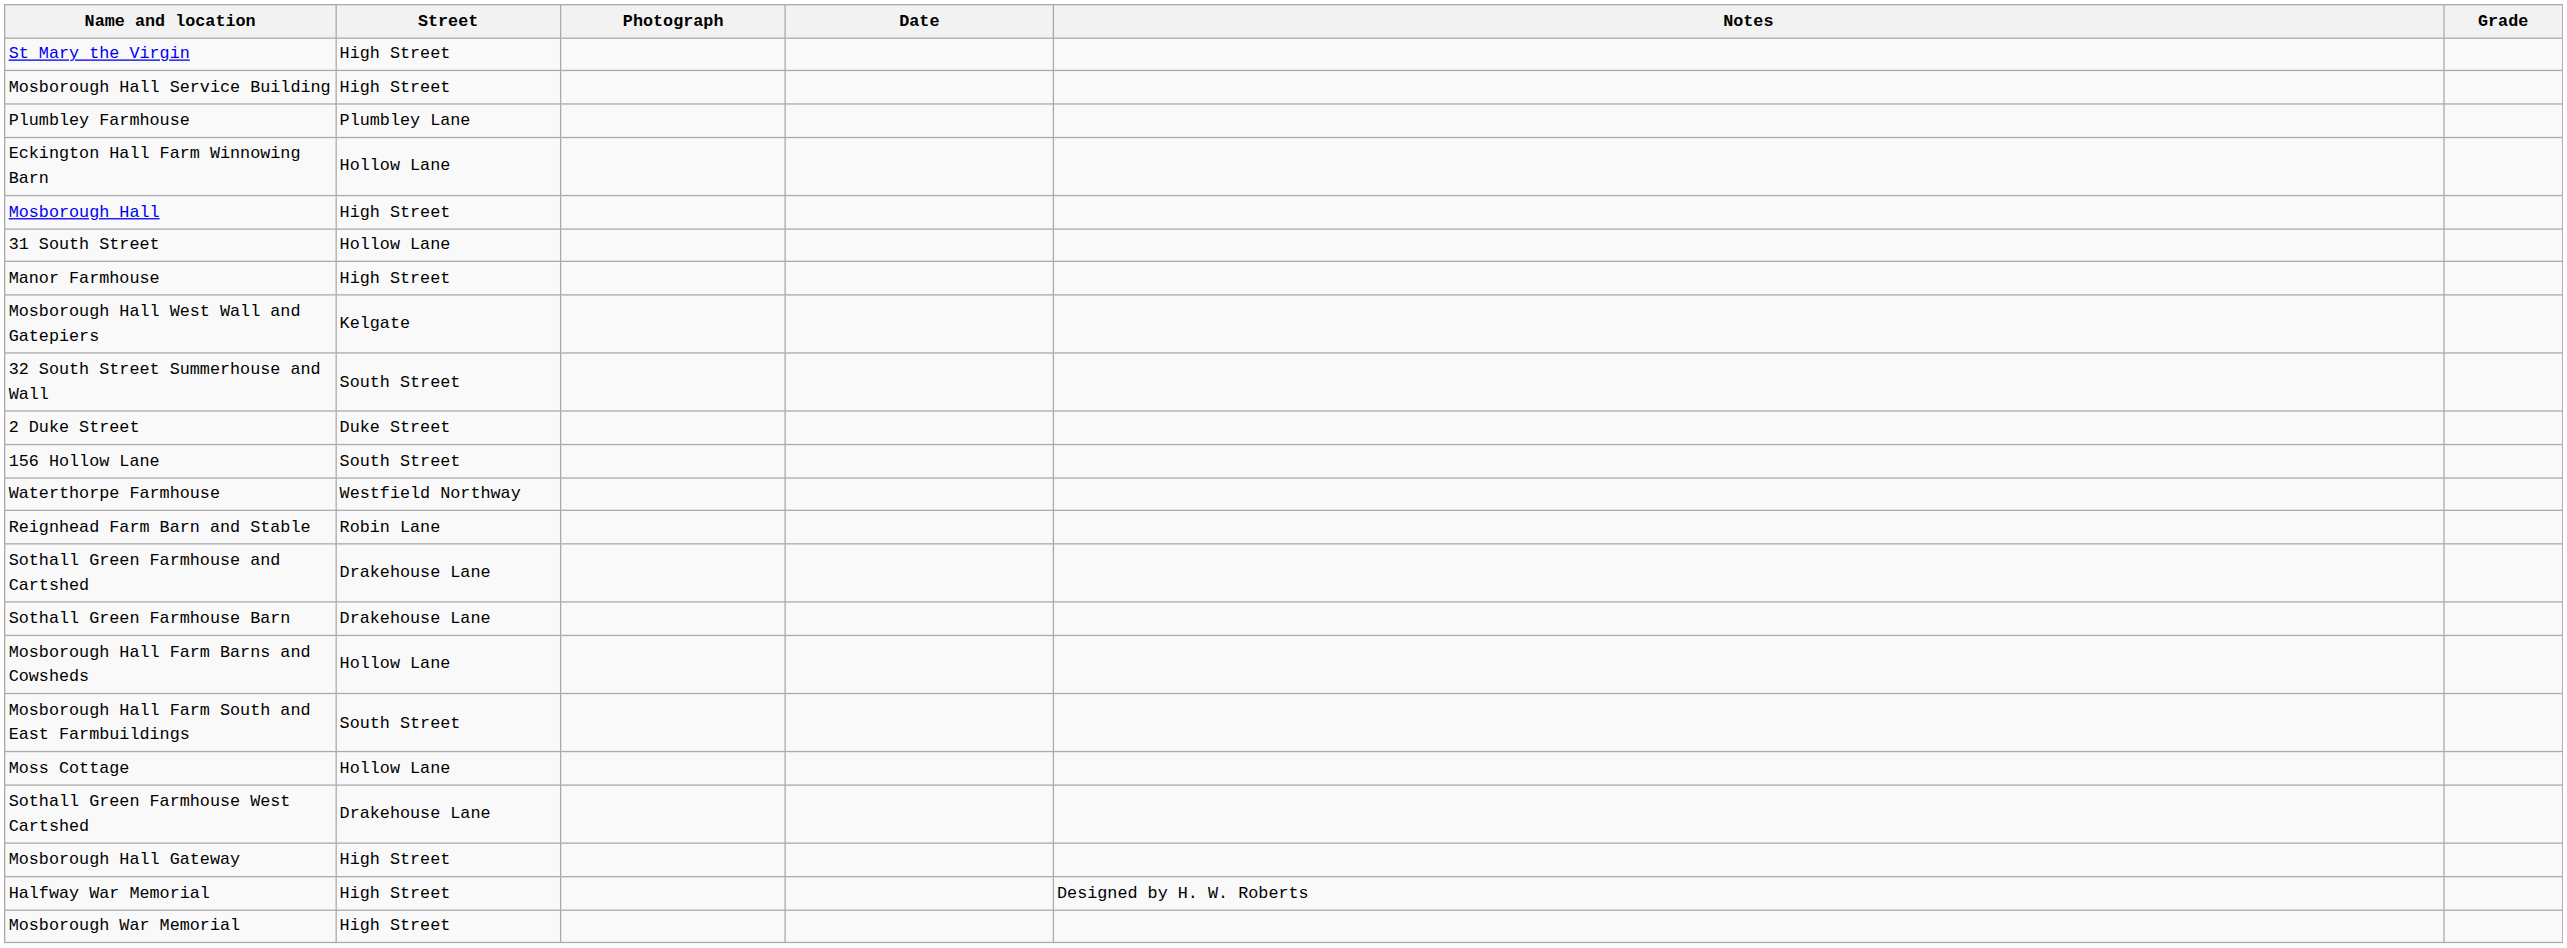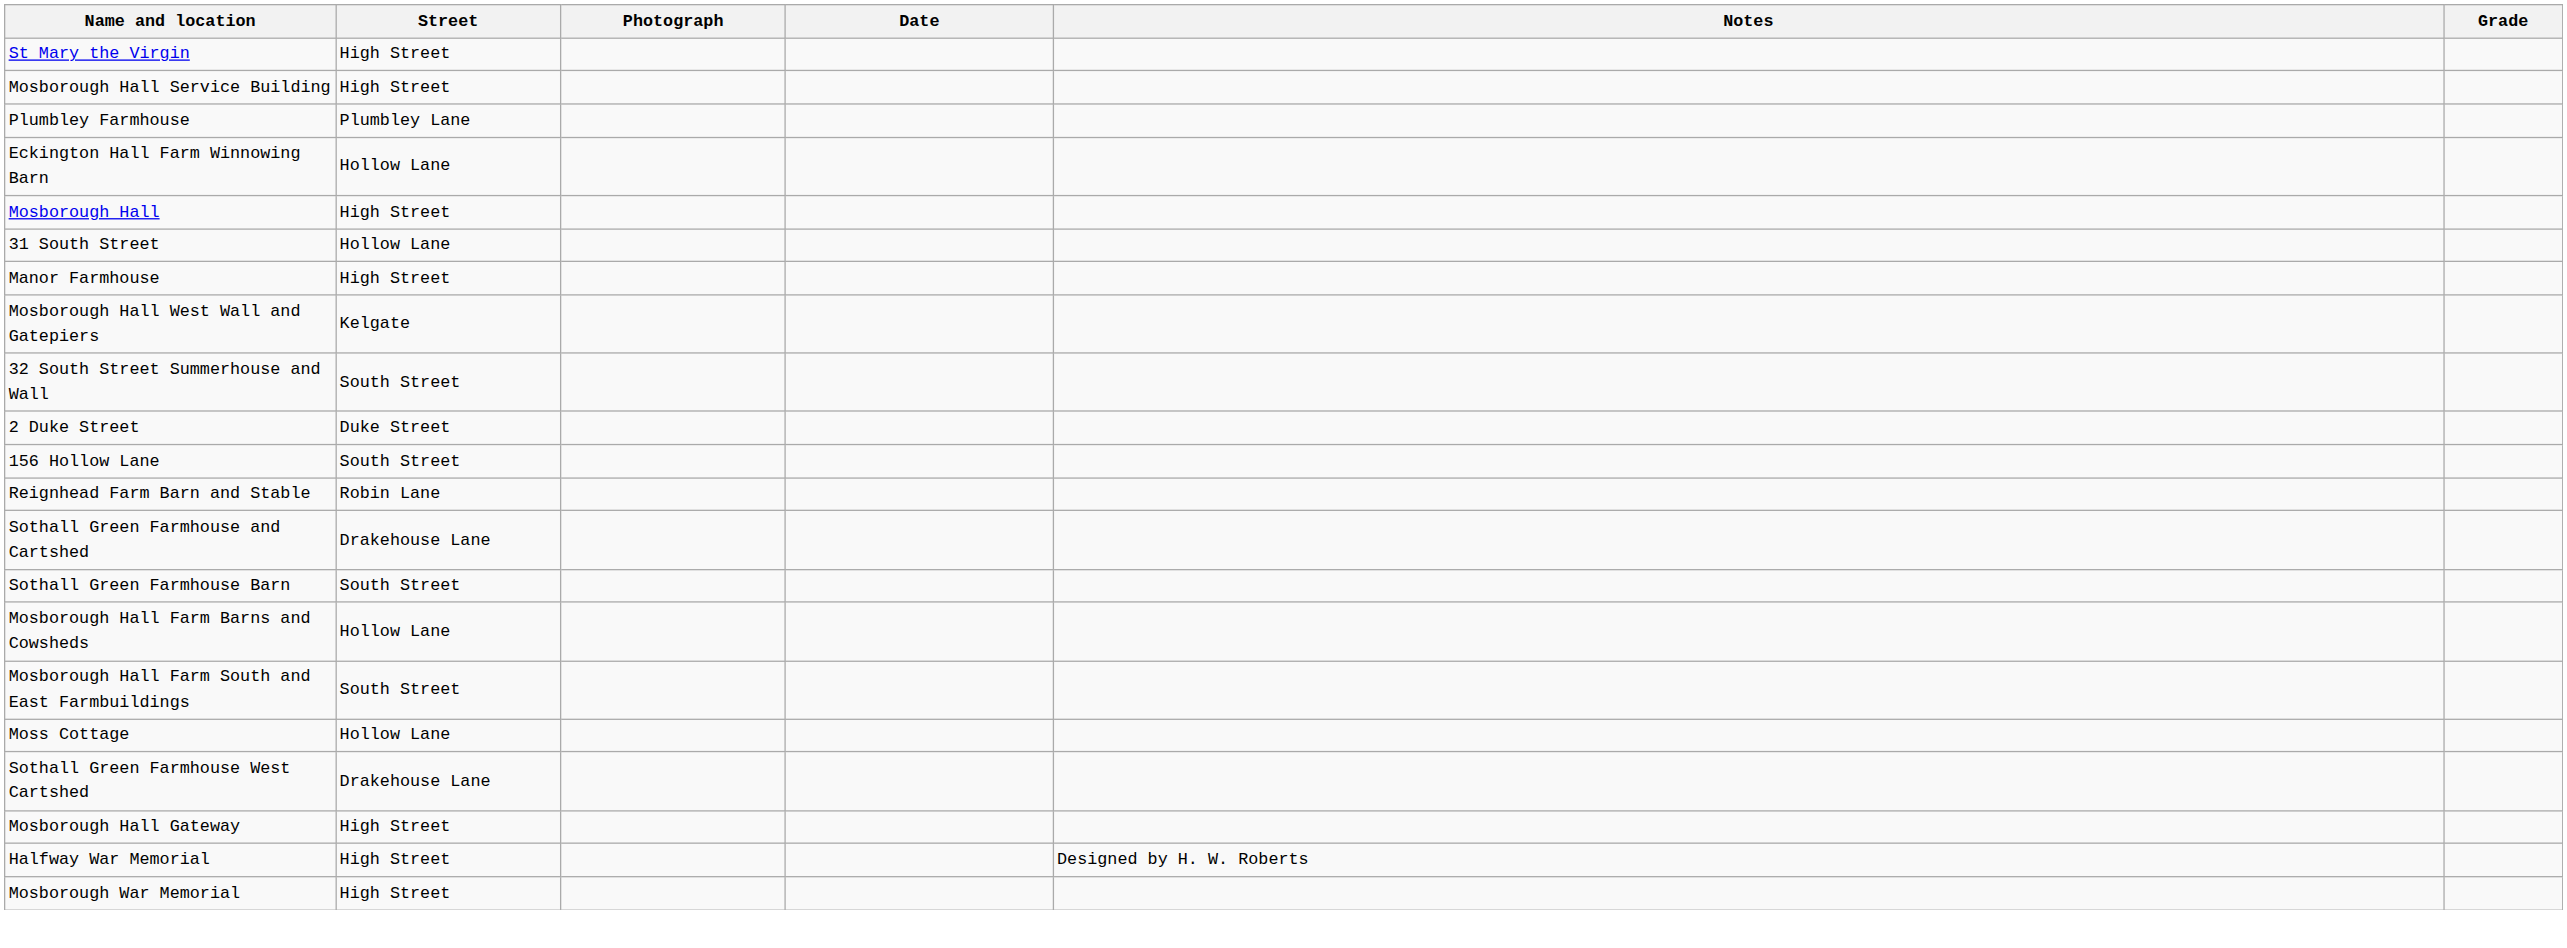- row: (114, 494)
(415, 619) Drakehouse Lane -> (400, 585) South Street
